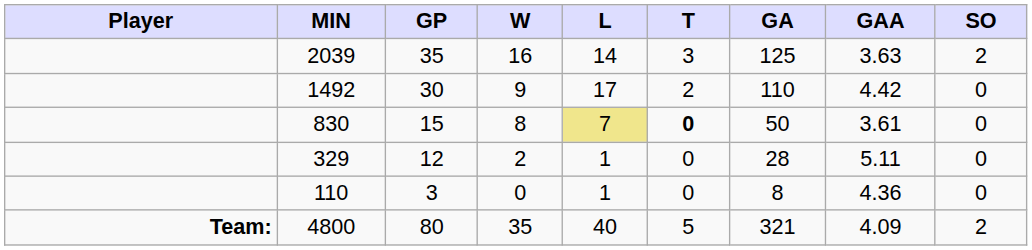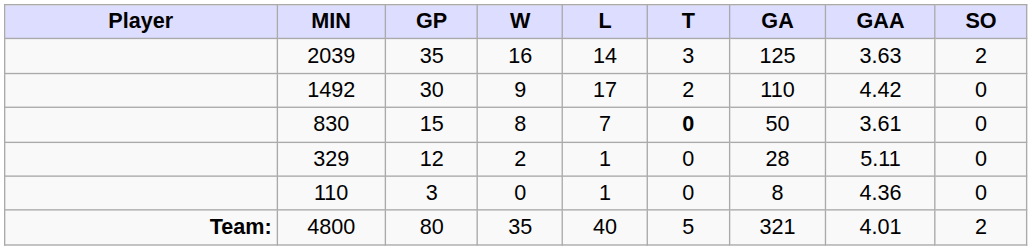(605, 124) khaki background -> (605, 124) no background
(880, 227) 4.09 -> (880, 227) 4.01
